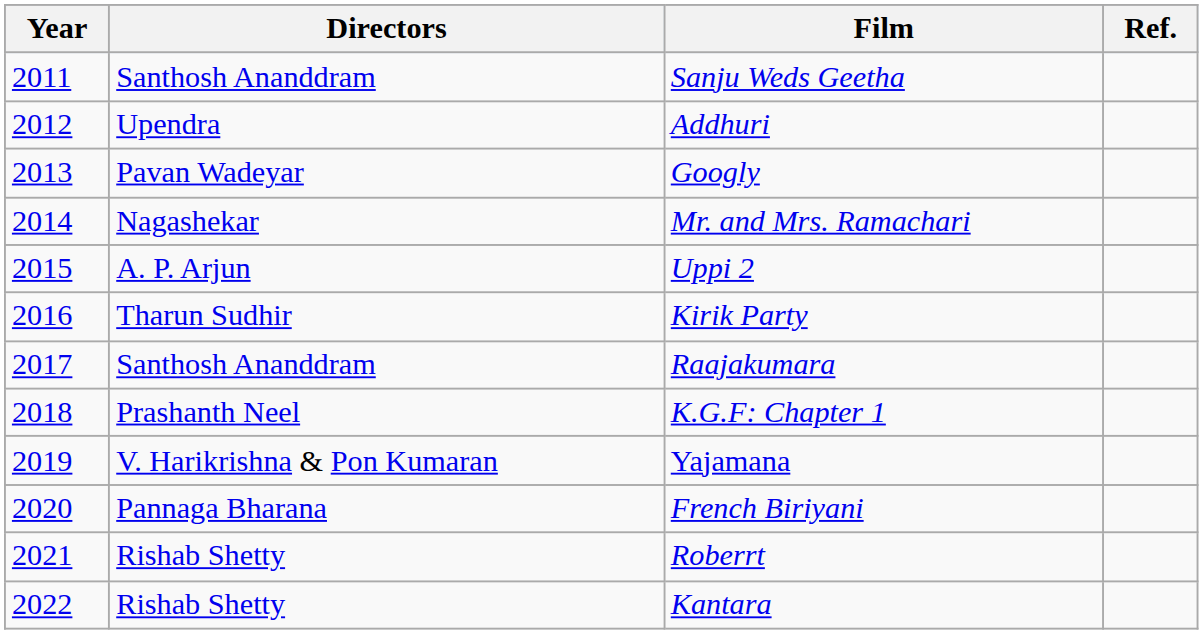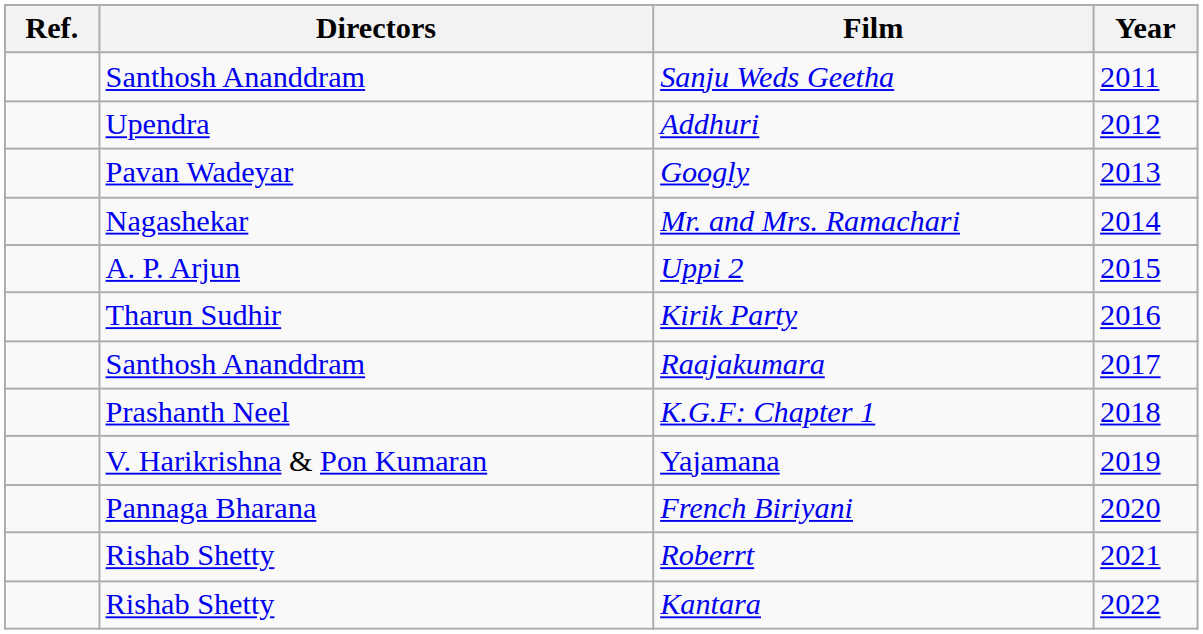columns swapped: (57, 28) <-> (1151, 28)
